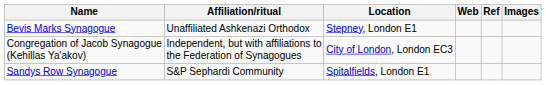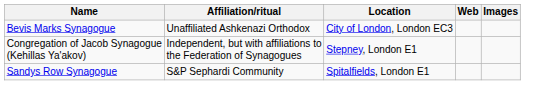- column: (491, 12)
(372, 28) Stepney, London E1 -> (390, 28) City of London, London EC3
(390, 50) City of London, London EC3 -> (372, 50) Stepney, London E1
